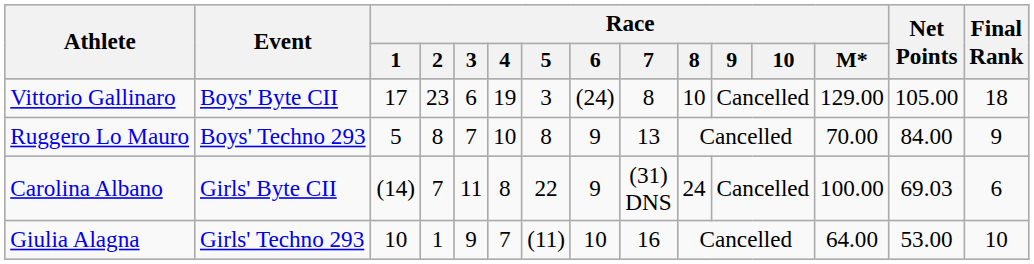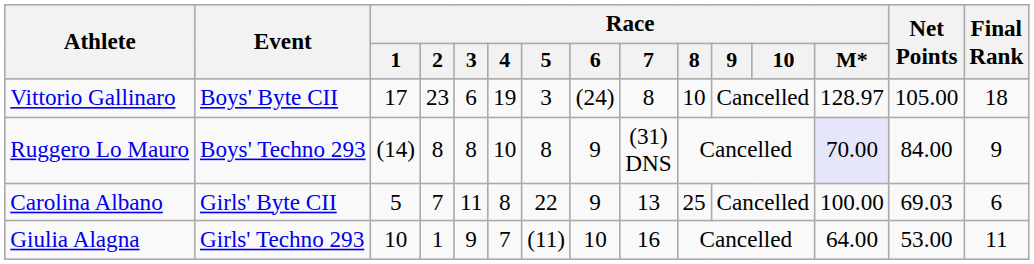(852, 98) 129.00 -> (852, 98) 128.97
(396, 136) 5 -> (396, 150) (14)
(471, 136) 7 -> (471, 150) 8
(648, 136) 13 -> (648, 150) (31) DNS
(852, 136) no background -> (852, 150) lavender background
(396, 188) (14) -> (396, 202) 5
(648, 188) (31) DNS -> (648, 202) 13
(694, 188) 24 -> (694, 202) 25
(996, 240) 10 -> (996, 240) 11
